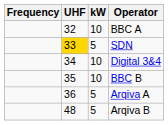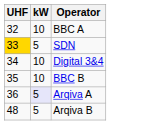- column: (33, 12)
(93, 95) no background -> (36, 95) lavender background
